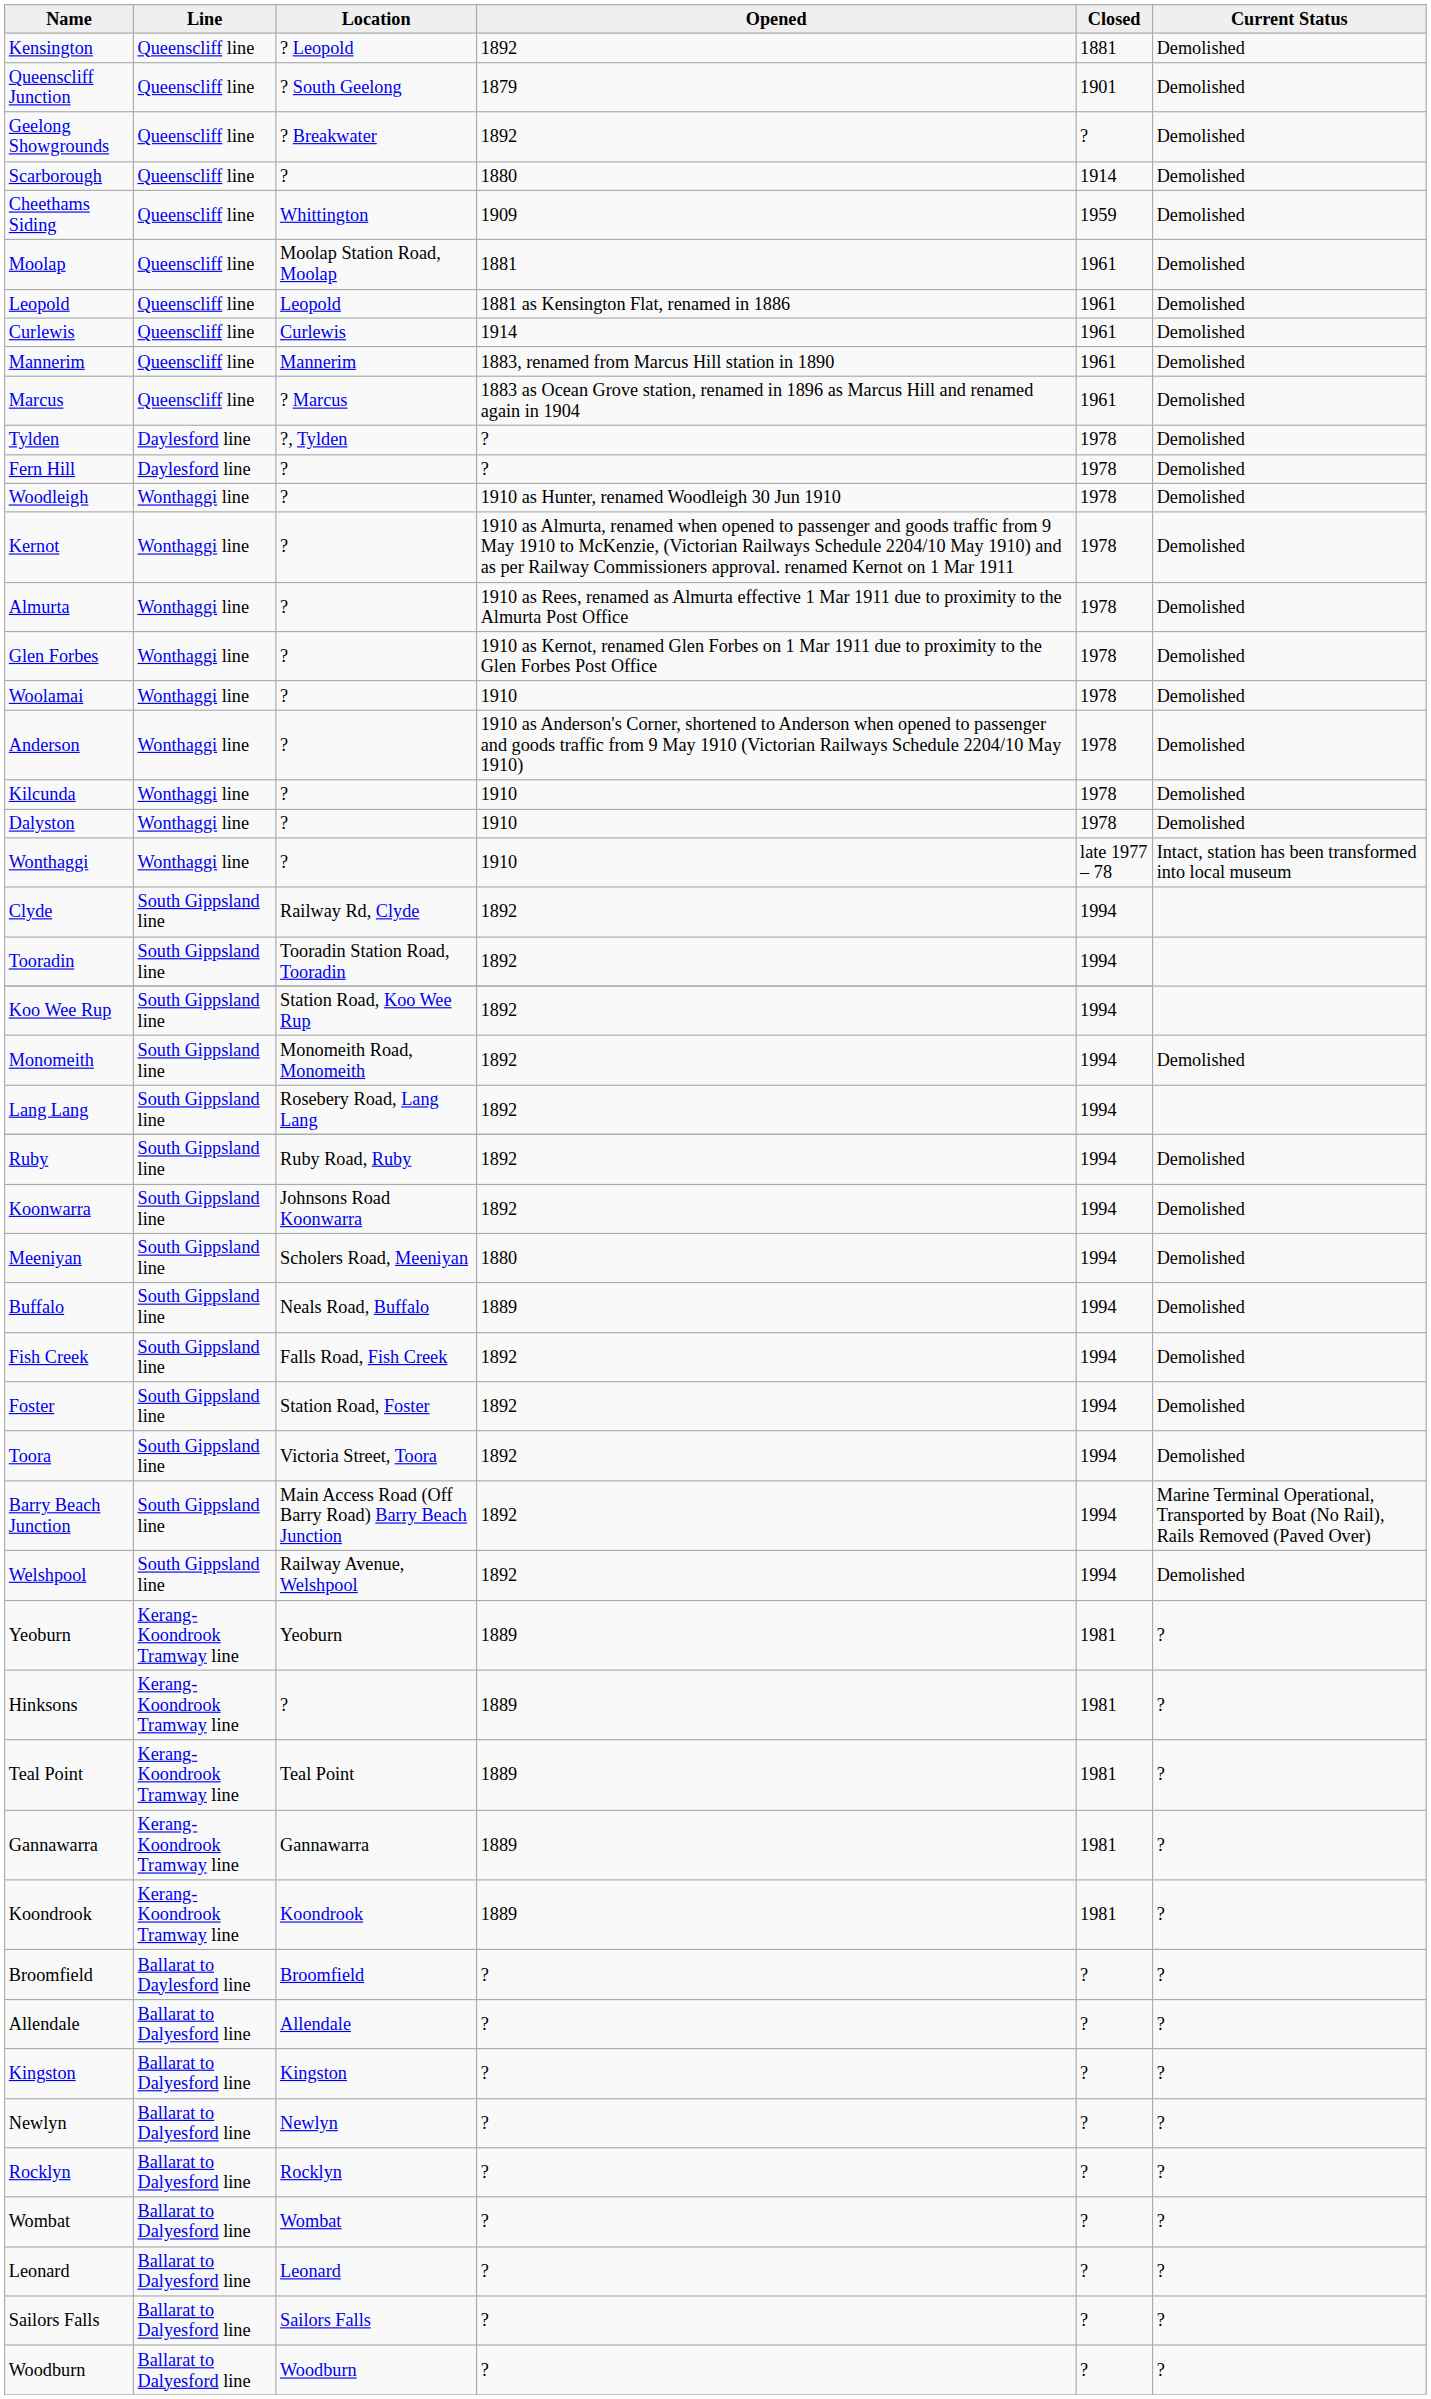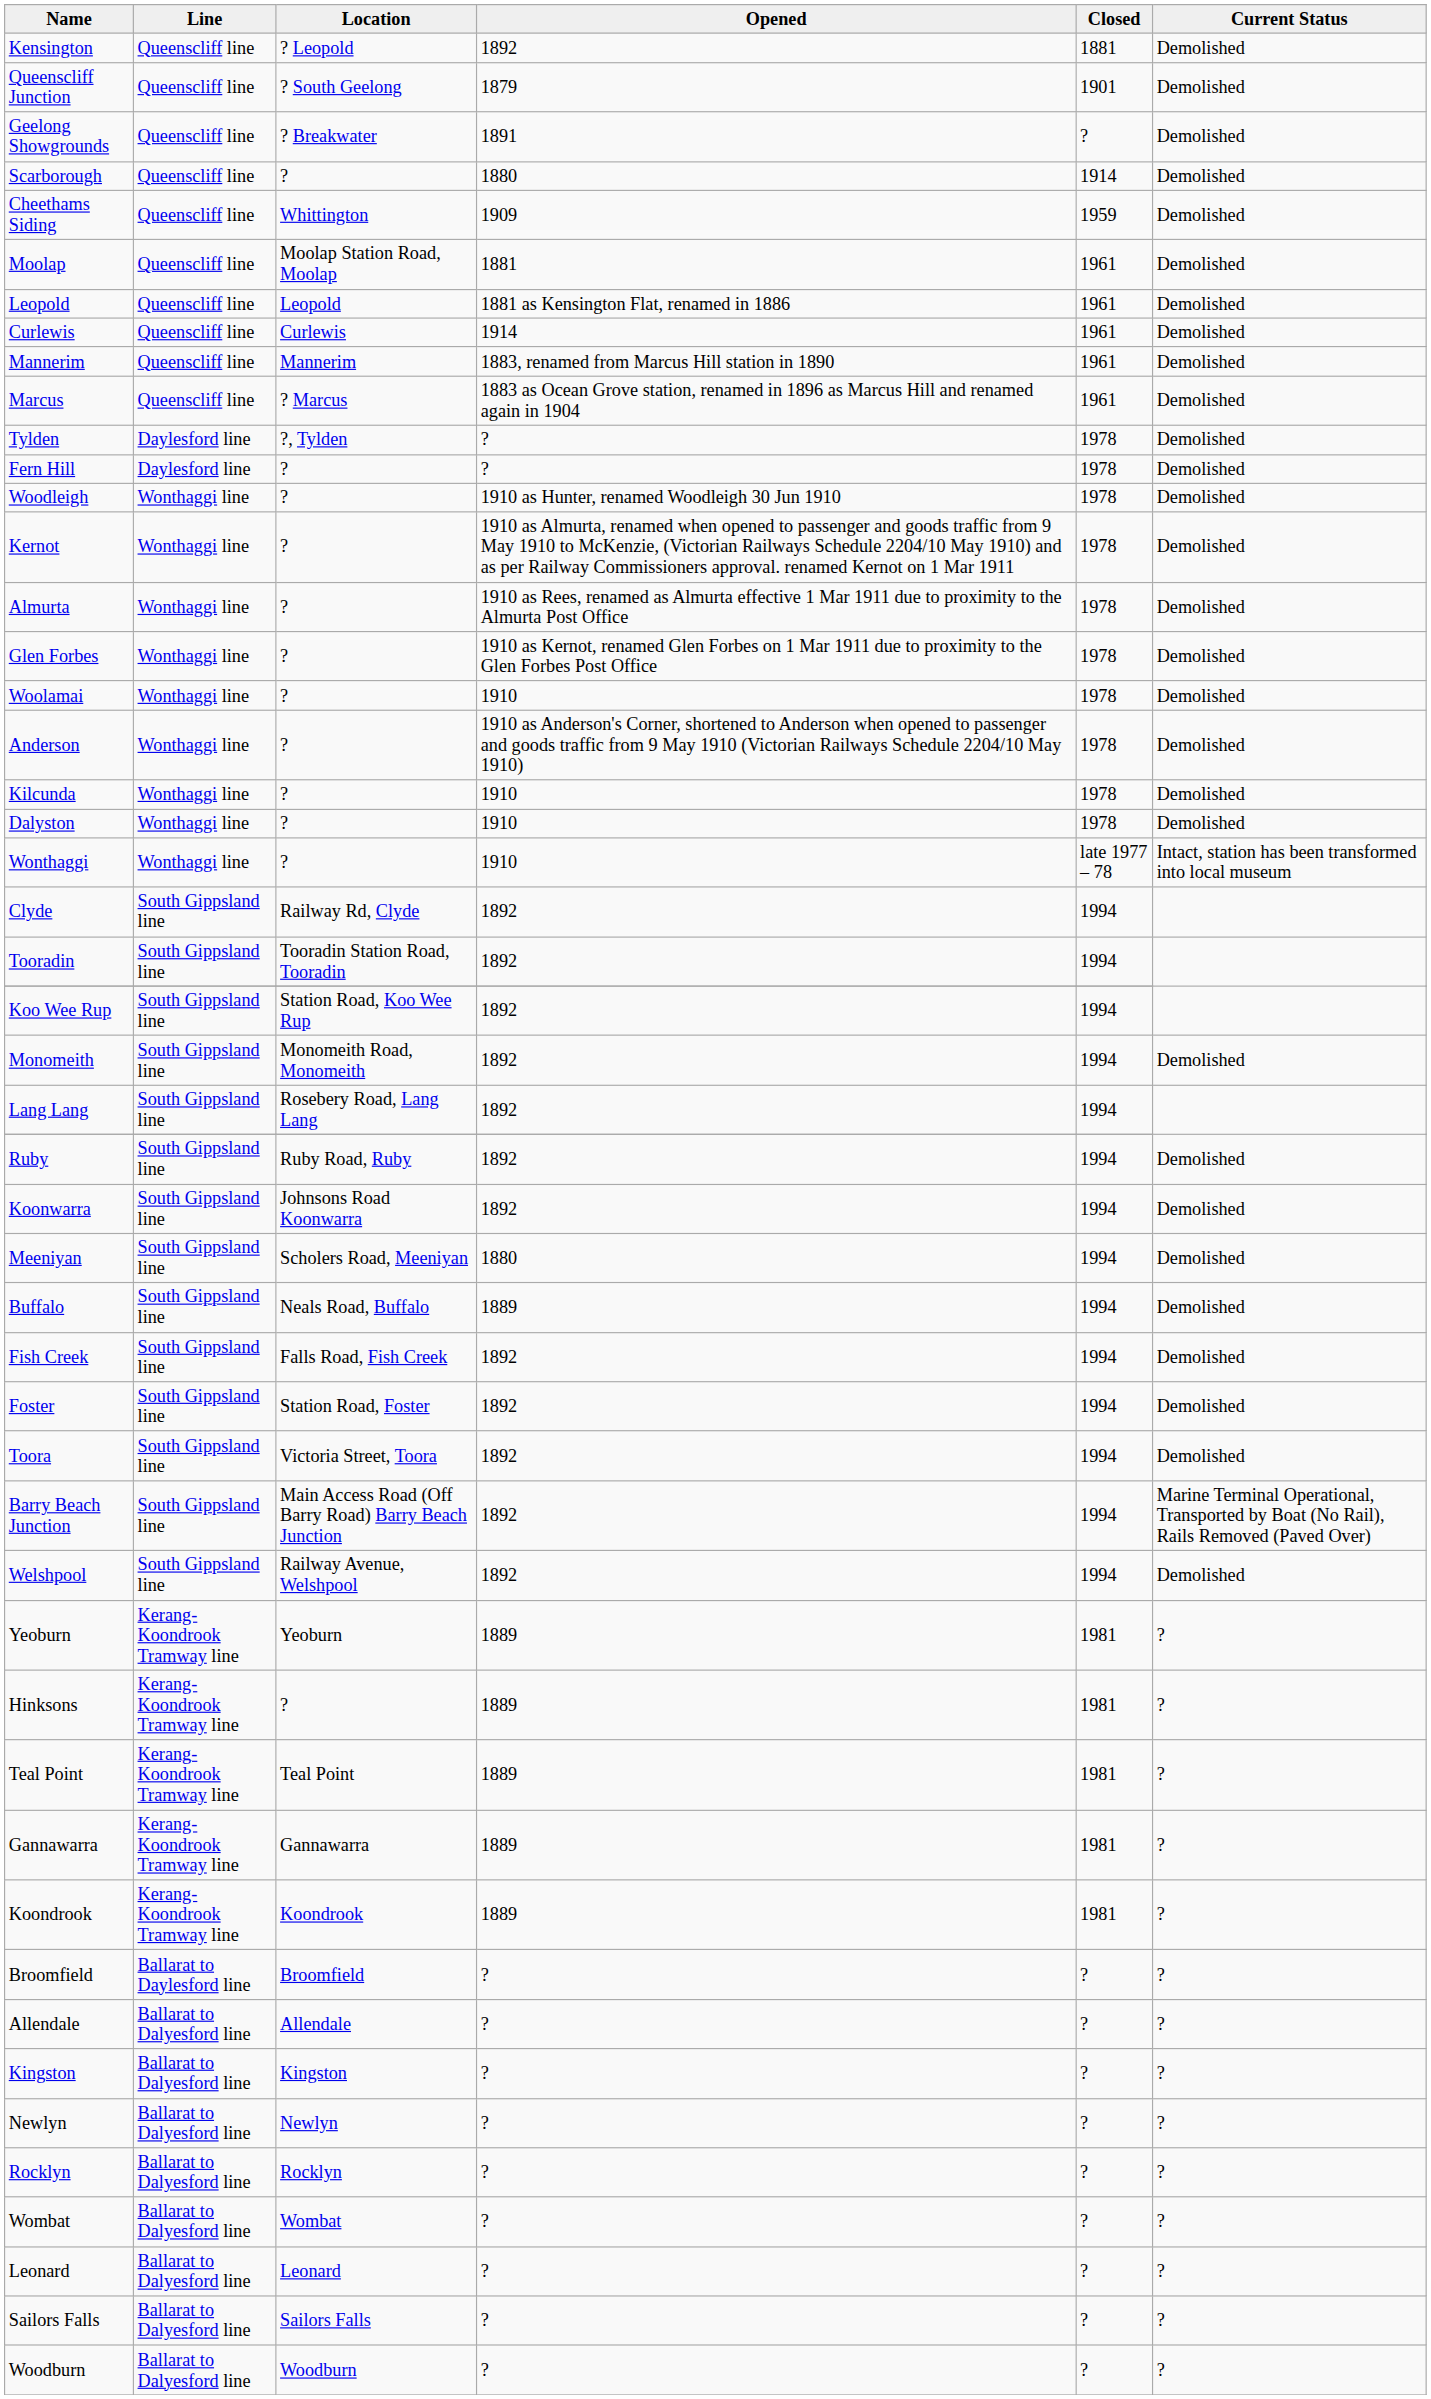(499, 136) 1892 -> (499, 136) 1891
